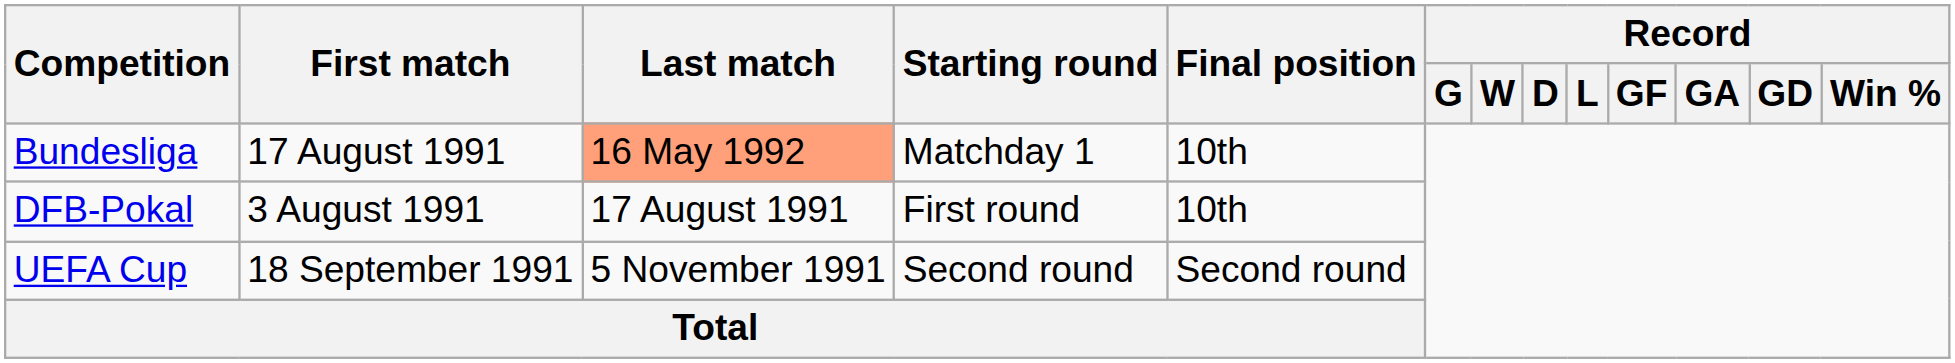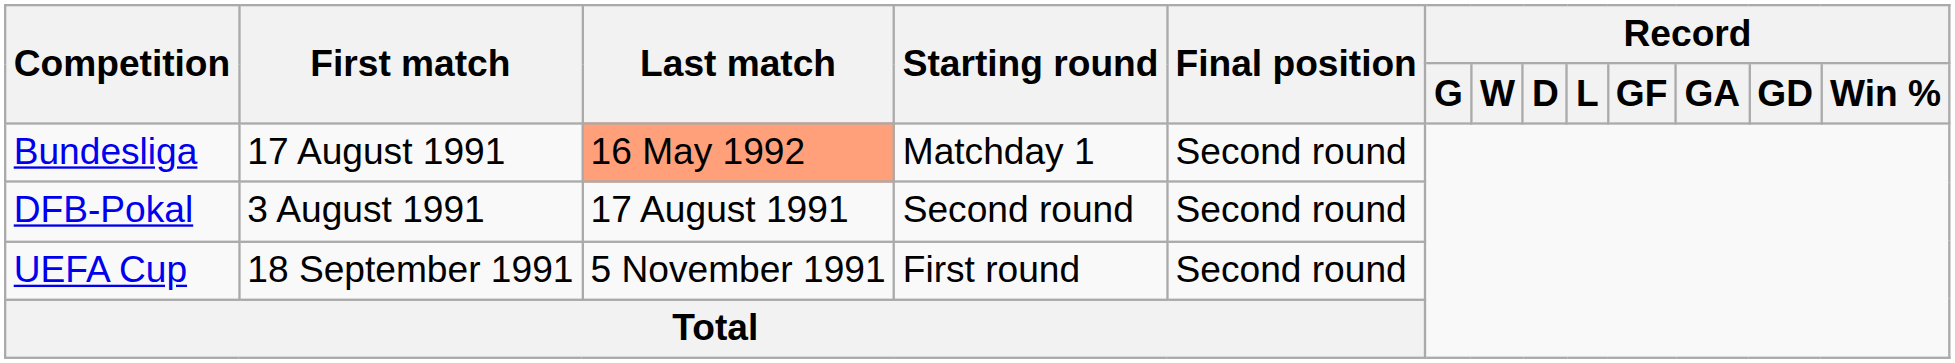(1212, 151) 10th -> (1291, 151) Second round
(991, 210) First round -> (1018, 210) Second round
(1212, 210) 10th -> (1291, 210) Second round
(1018, 269) Second round -> (991, 269) First round
